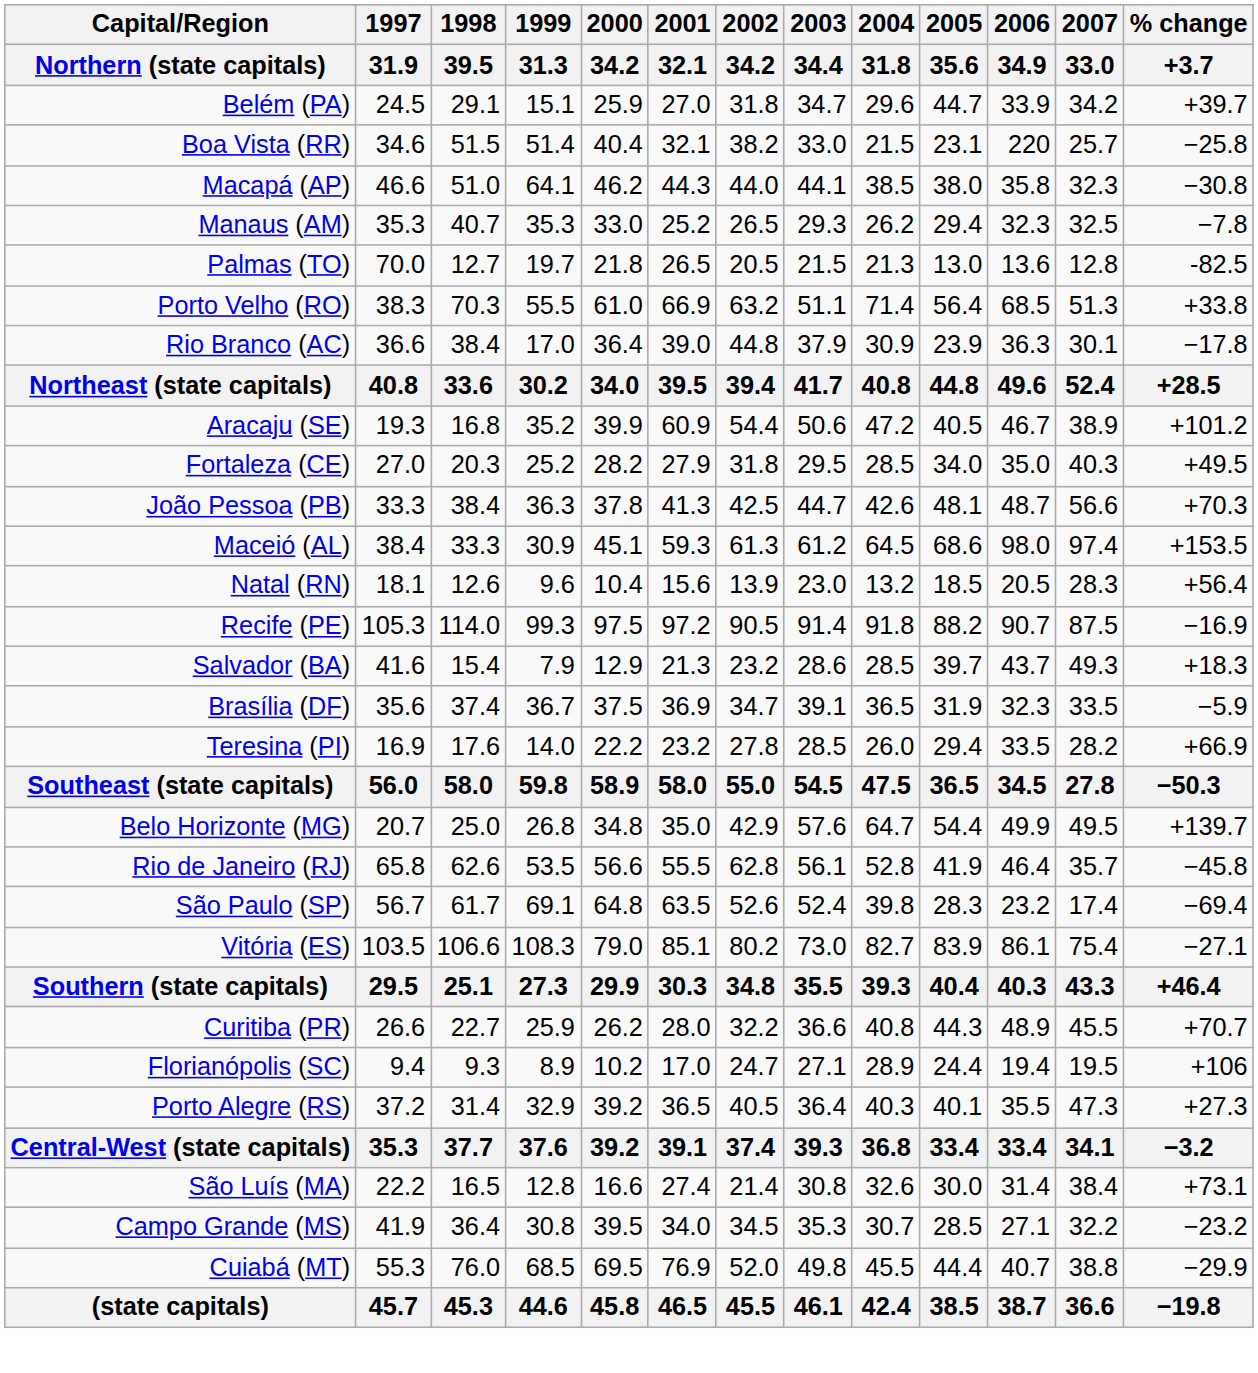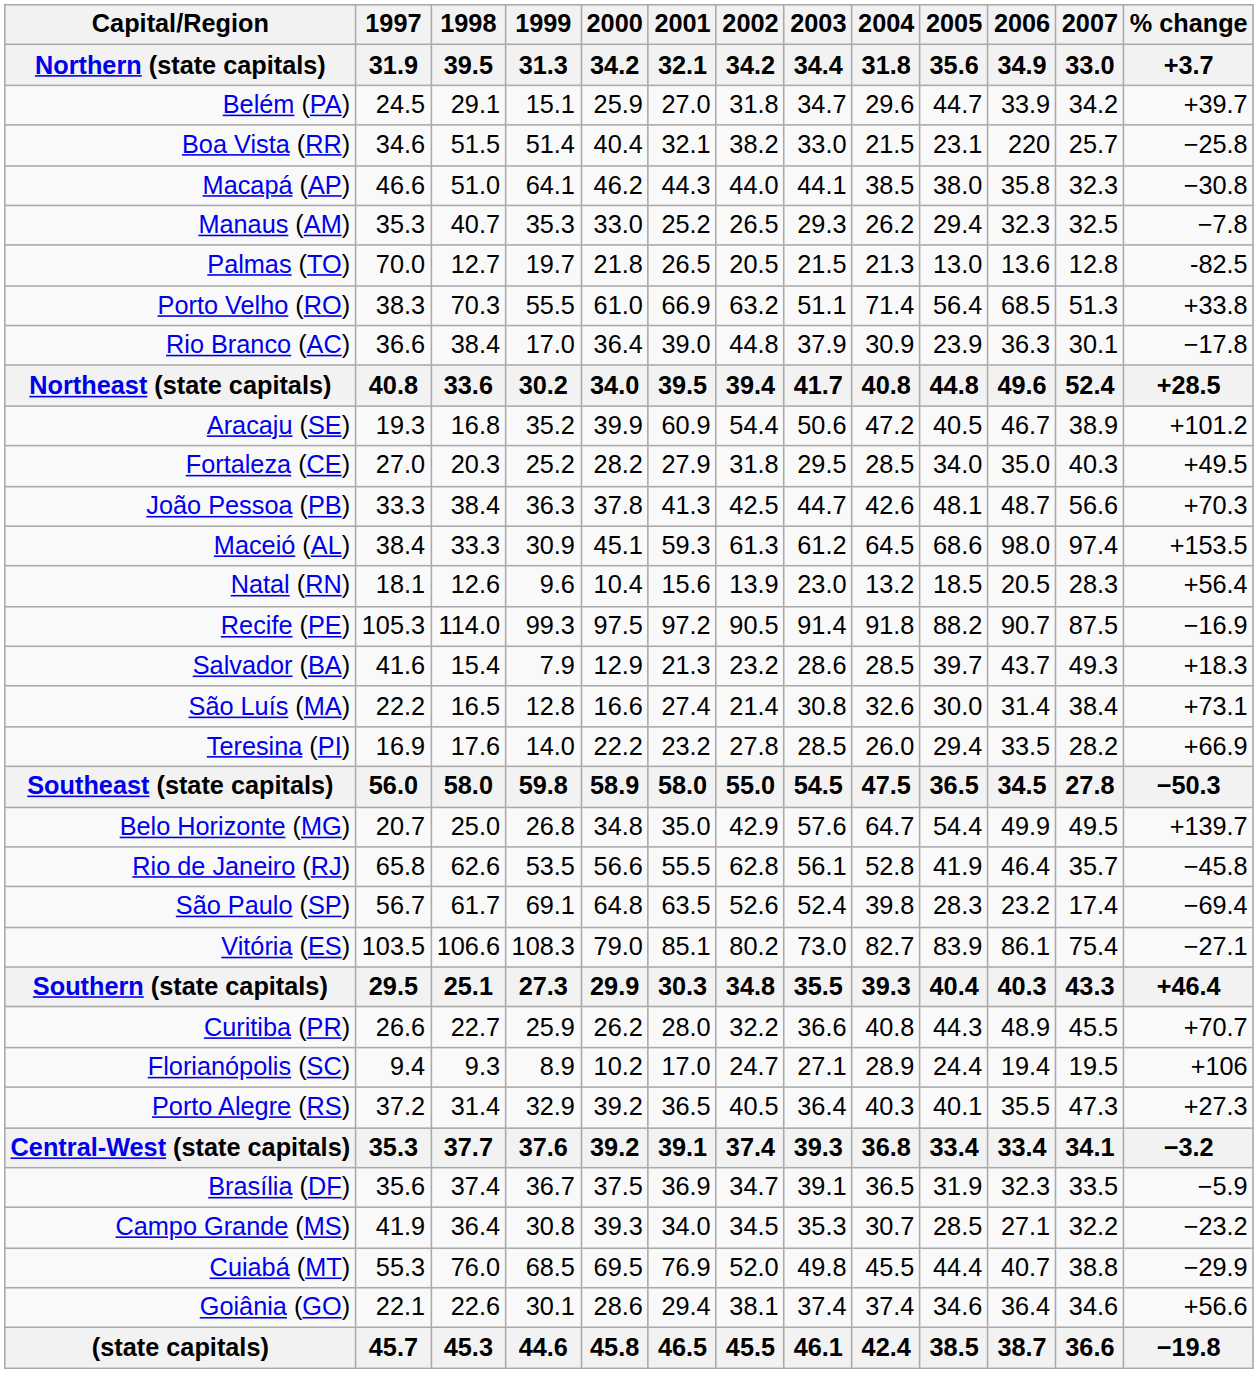rows swapped: (269, 1187) <-> (279, 706)
(618, 1227) 39.5 -> (618, 1227) 39.3
+ row: (275, 1307)
